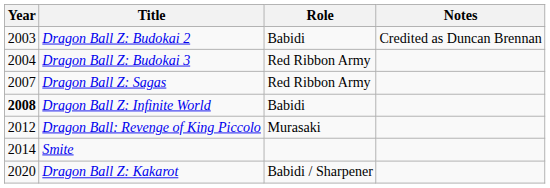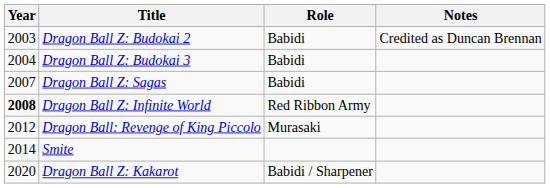(319, 60) Red Ribbon Army -> (286, 60) Babidi
(319, 82) Red Ribbon Army -> (286, 82) Babidi
(286, 104) Babidi -> (319, 104) Red Ribbon Army
